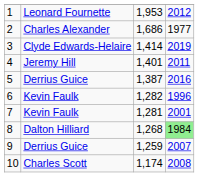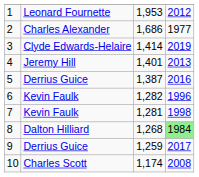(179, 63) 2011 -> (179, 63) 2013
(179, 113) 2001 -> (179, 113) 1998
(179, 146) 2007 -> (179, 146) 2017
